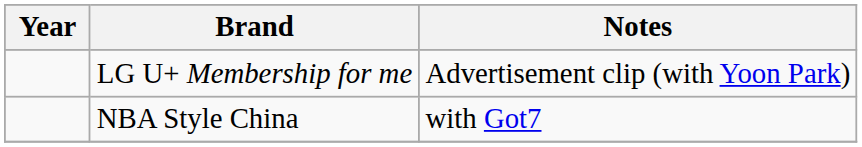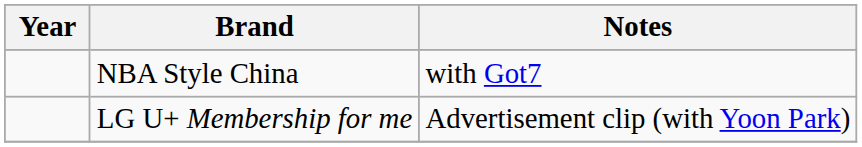rows swapped: (255, 73) <-> (198, 118)
